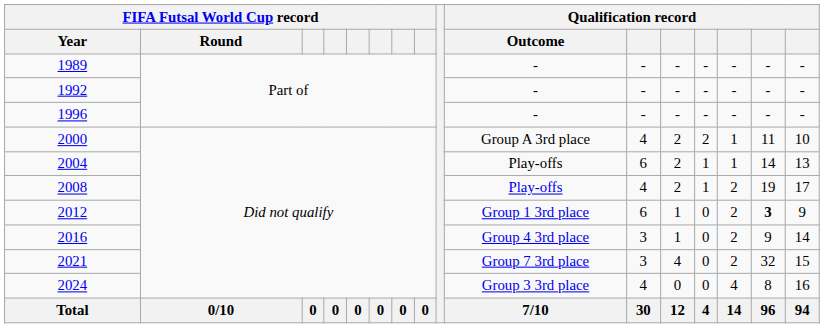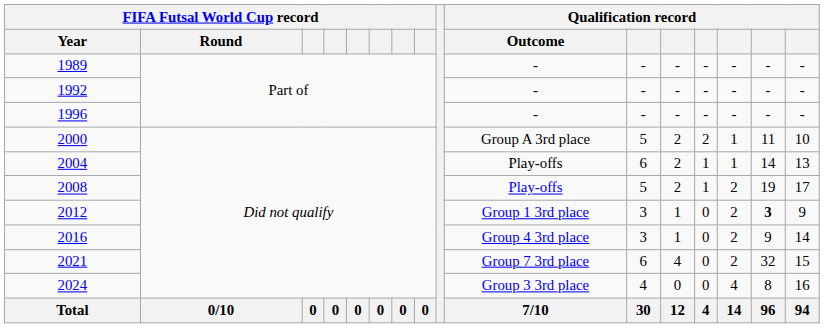(643, 139) 4 -> (643, 139) 5
(643, 188) 4 -> (643, 188) 5
(643, 212) 6 -> (643, 212) 3
(643, 261) 3 -> (643, 261) 6
